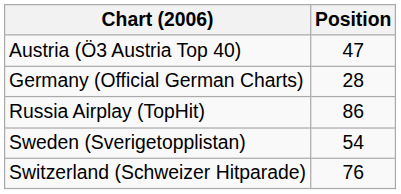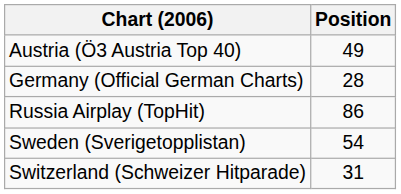(353, 50) 47 -> (353, 50) 49
(353, 173) 76 -> (353, 173) 31
